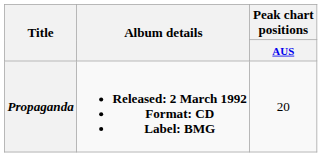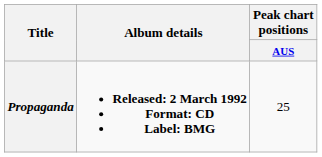(283, 106) 20 -> (283, 106) 25
